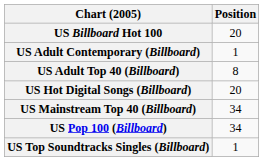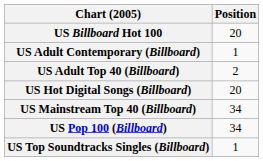(235, 71) 8 -> (235, 71) 2
